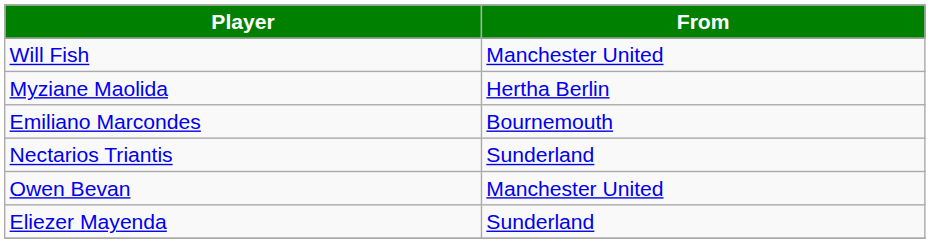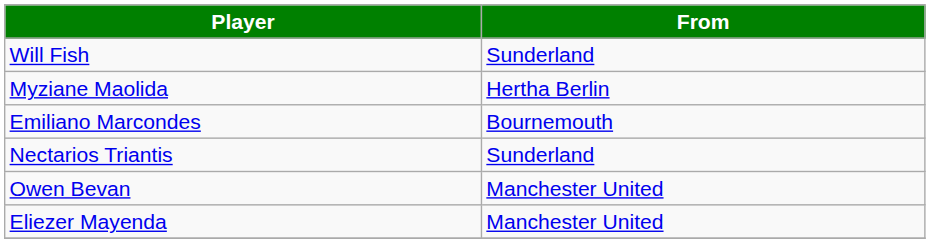(575, 55) Manchester United -> (540, 55) Sunderland
(540, 222) Sunderland -> (575, 222) Manchester United
